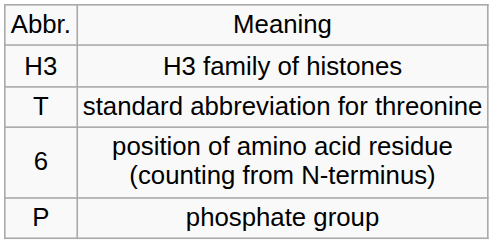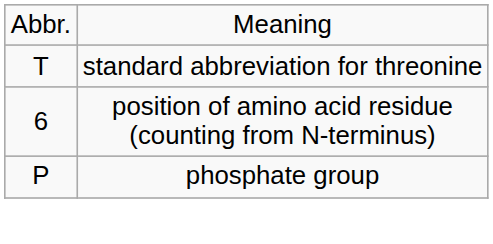- row: (283, 65)
